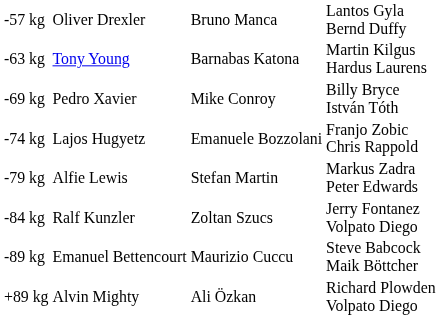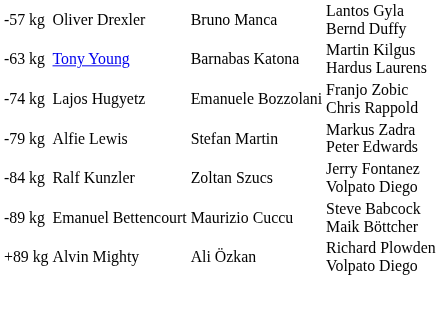- row: (24, 98)
